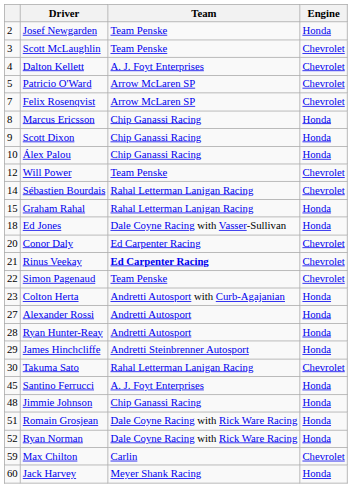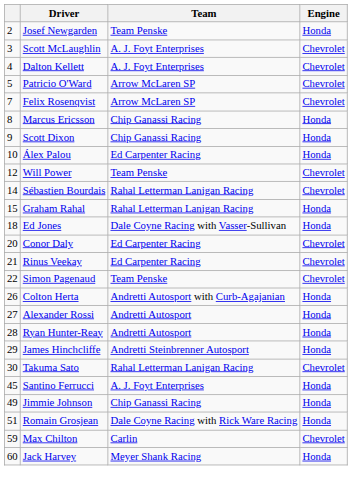(139, 48) Team Penske -> (157, 48) A. J. Foyt Enterprises
(156, 154) Chip Ganassi Racing -> (156, 154) Ed Carpenter Racing
(160, 261) bold -> (156, 261) normal
(12, 296) 23 -> (12, 296) 26
(12, 402) 48 -> (12, 402) 49
- row: (53, 438)
